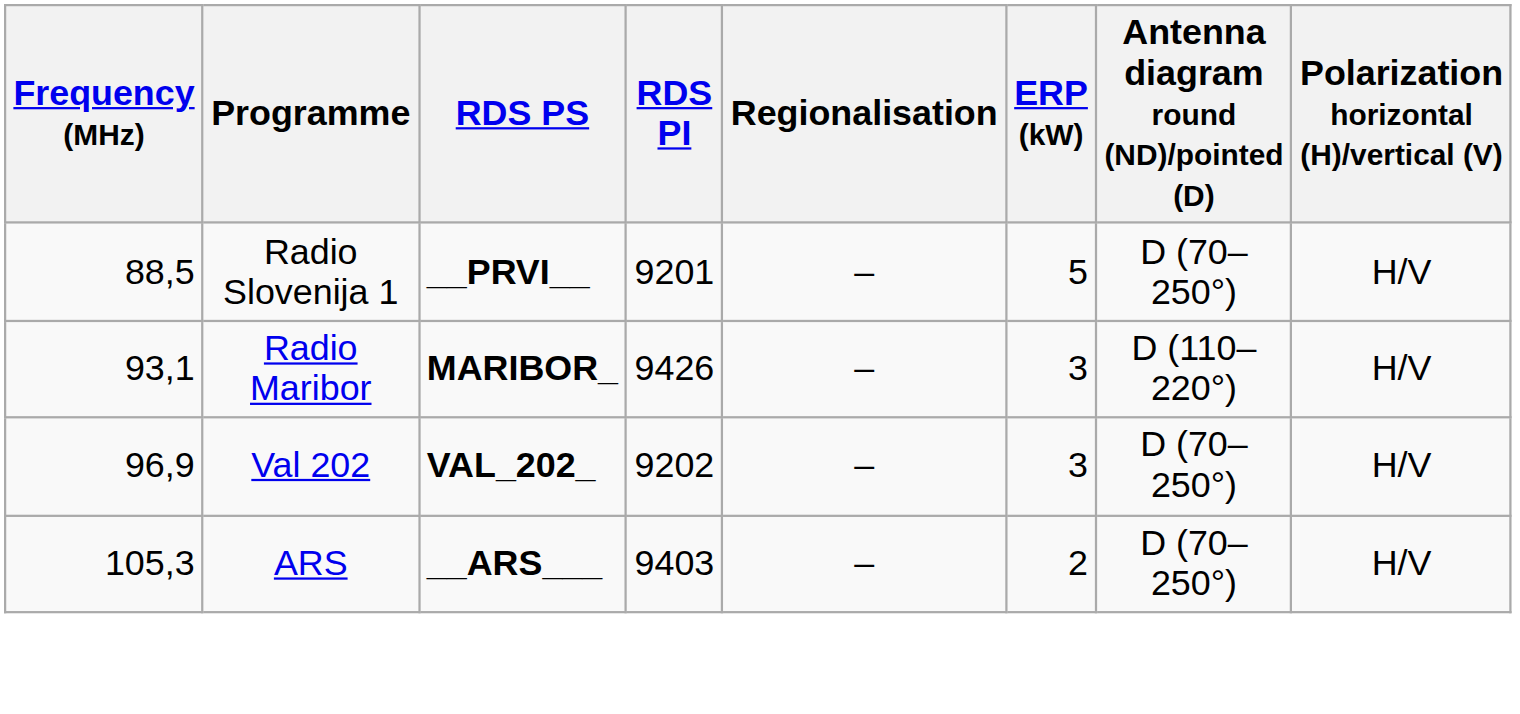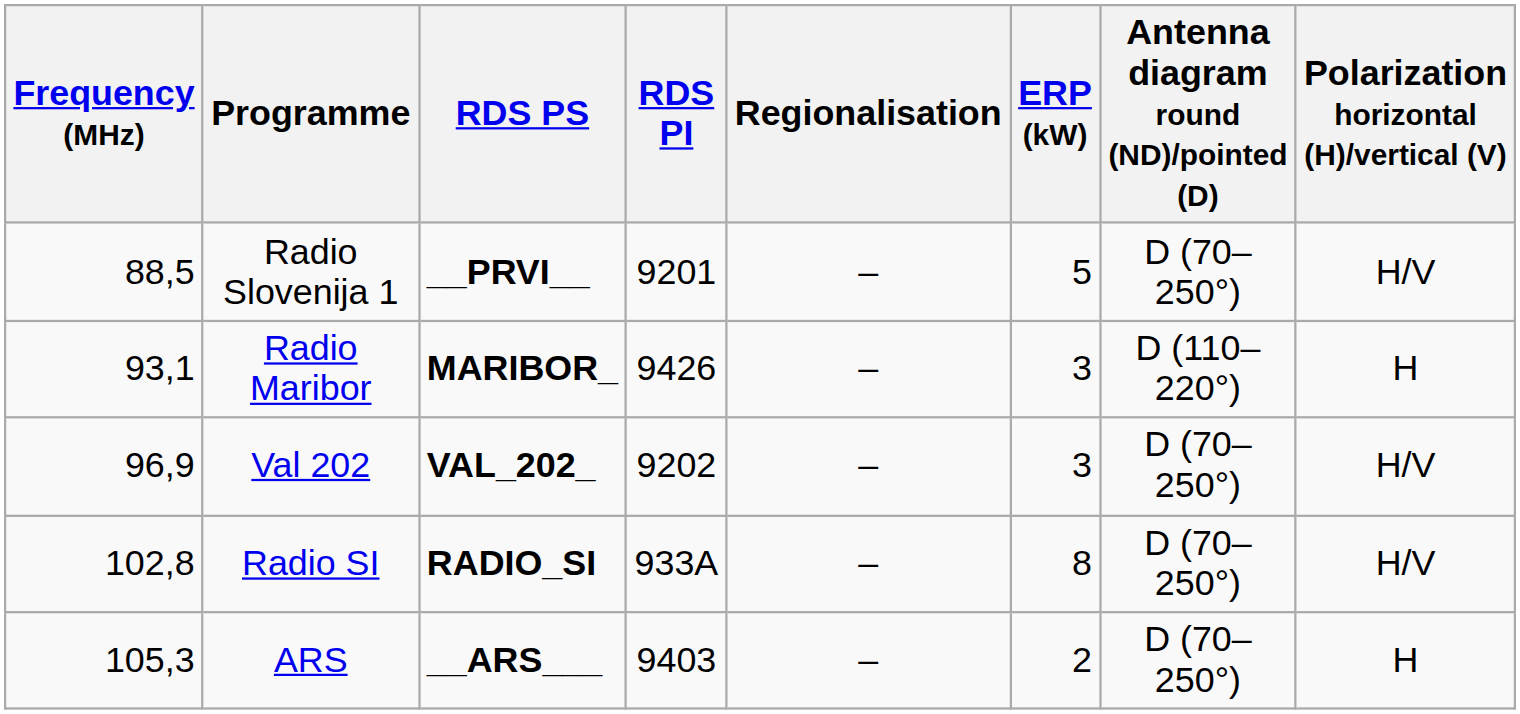(1402, 368) H/V -> (1406, 368) H
+ row: (311, 562)
(1402, 562) H/V -> (1406, 659) H
